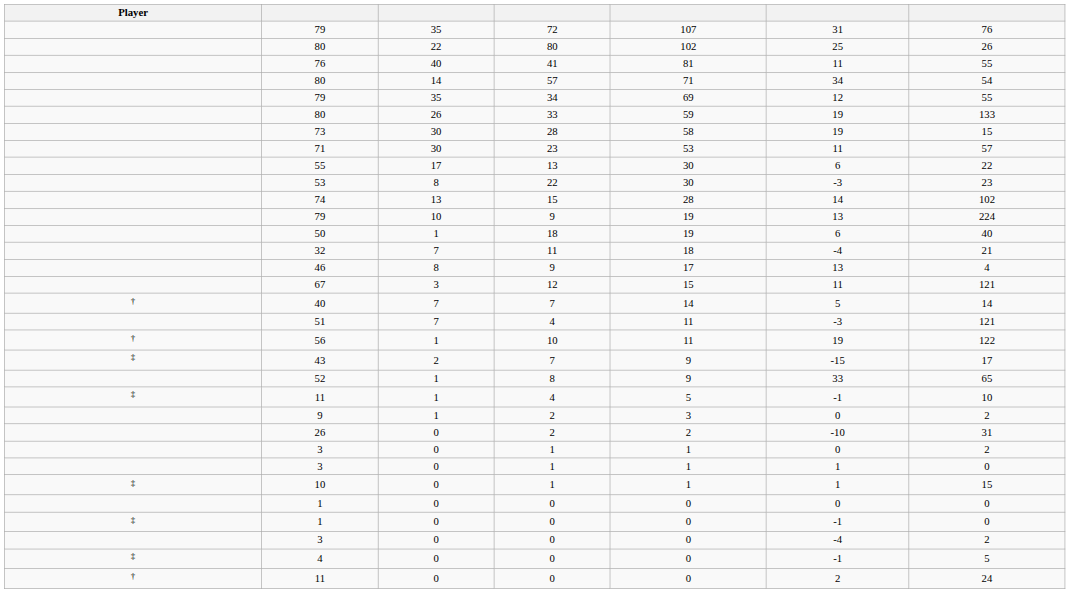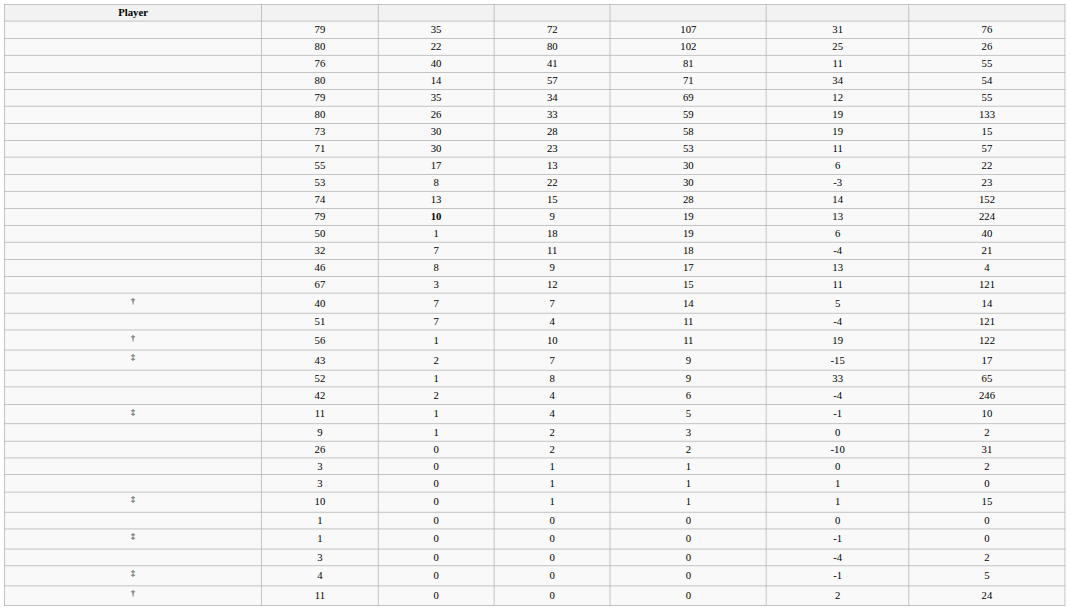(987, 200) 102 -> (987, 200) 152
(436, 217) normal -> (436, 217) bold
(838, 321) -3 -> (838, 321) -4
+ row: (320, 395)
